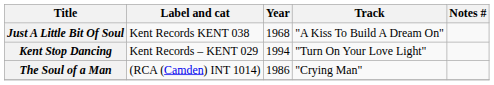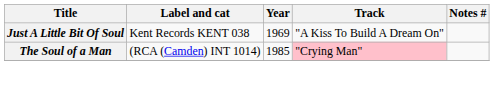(278, 32) 1968 -> (278, 32) 1969
- row: (66, 51)
(278, 70) 1986 -> (278, 51) 1985
(329, 70) no background -> (329, 51) pink background
